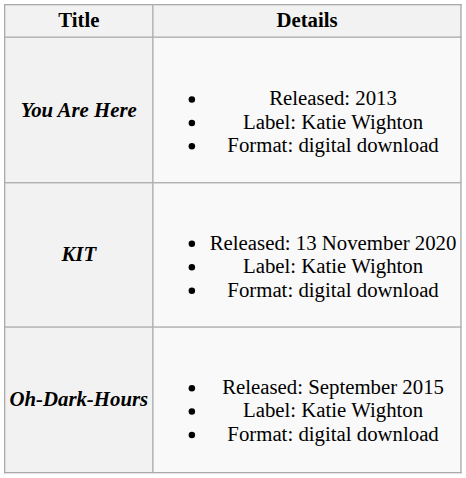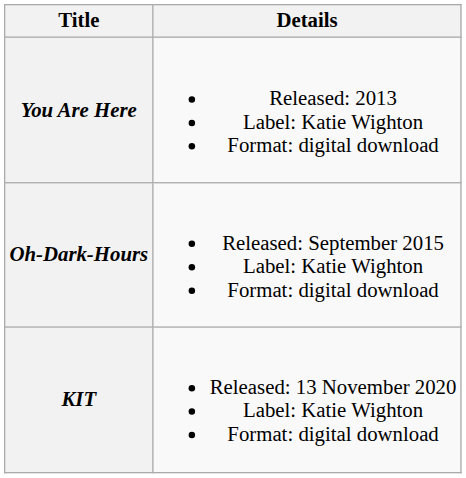rows swapped: (79, 399) <-> (79, 254)
